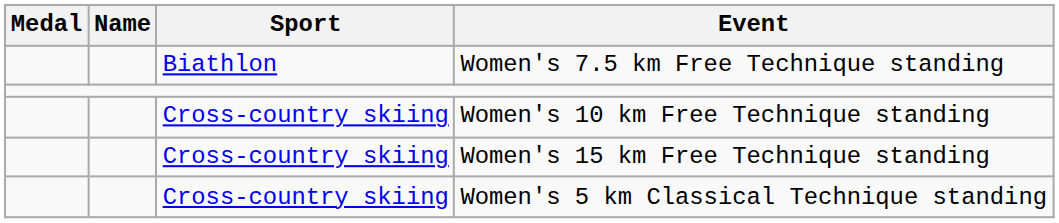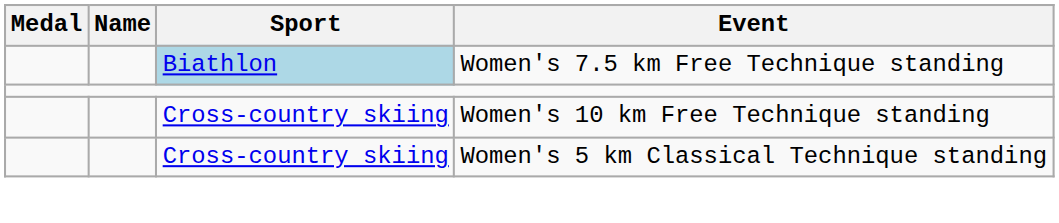(220, 65) no background -> (220, 65) lightblue background
- row: (725, 157)
